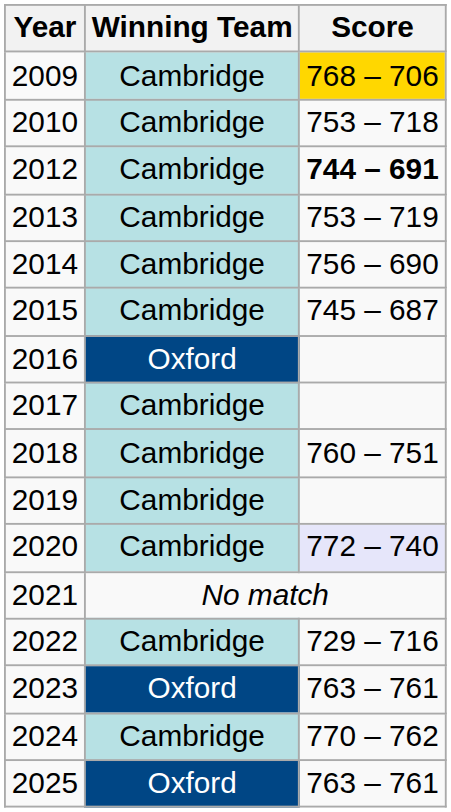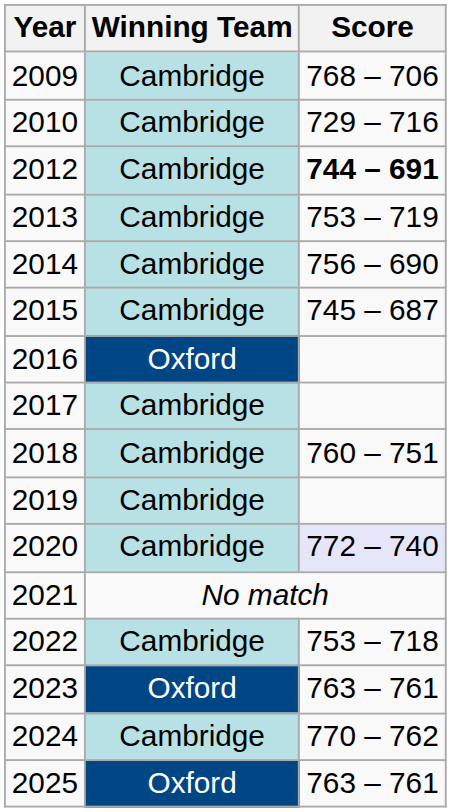(373, 75) gold background -> (373, 75) no background
(373, 122) 753 – 718 -> (373, 122) 729 – 716
(373, 641) 729 – 716 -> (373, 641) 753 – 718
